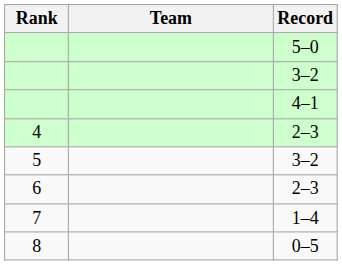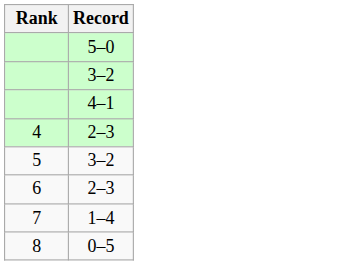- column: (171, 18)
